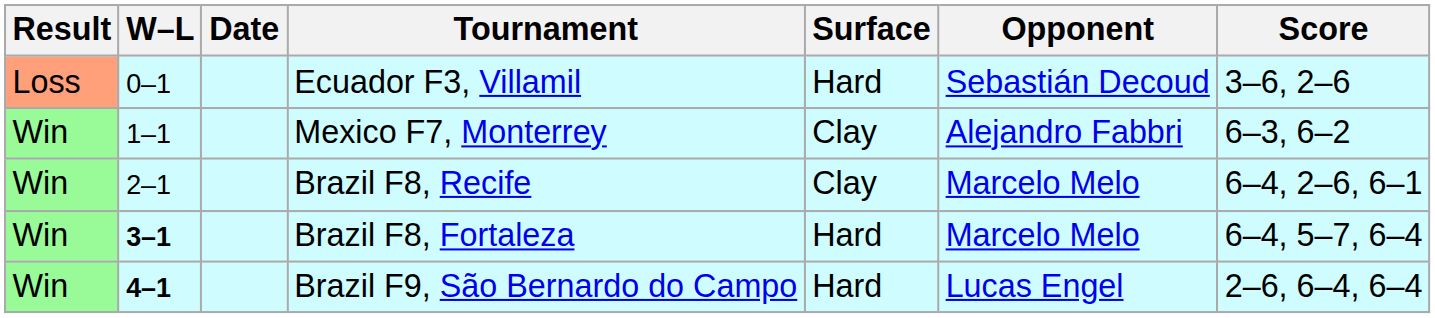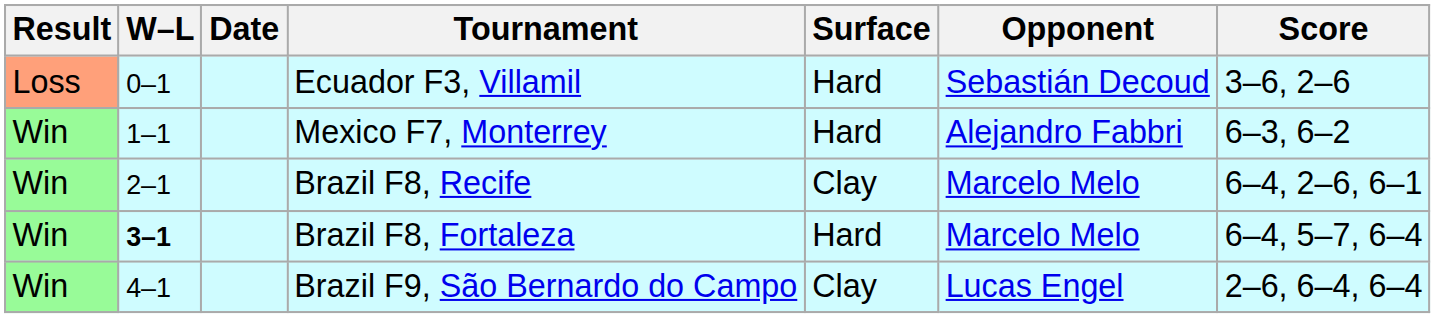(844, 132) Clay -> (847, 132) Hard
(149, 286) bold -> (149, 288) normal
(847, 286) Hard -> (844, 286) Clay
